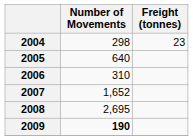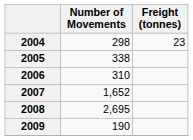(121, 59) 640 -> (121, 59) 338
(121, 127) bold -> (121, 127) normal
